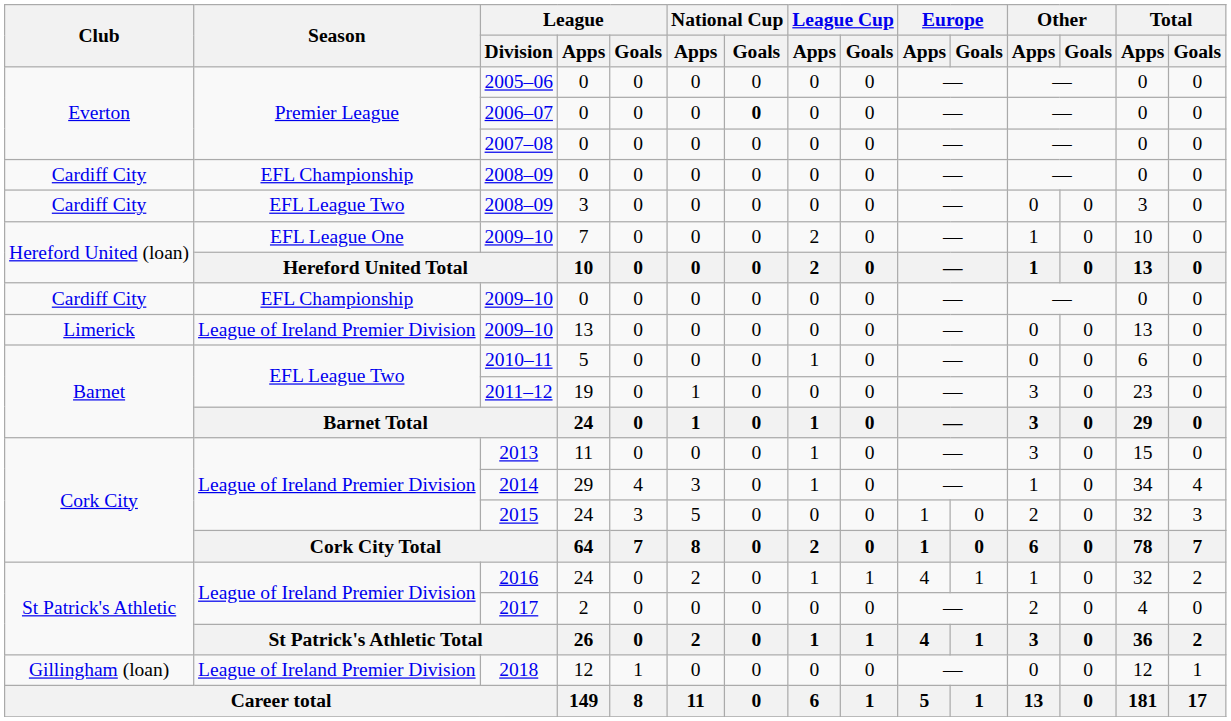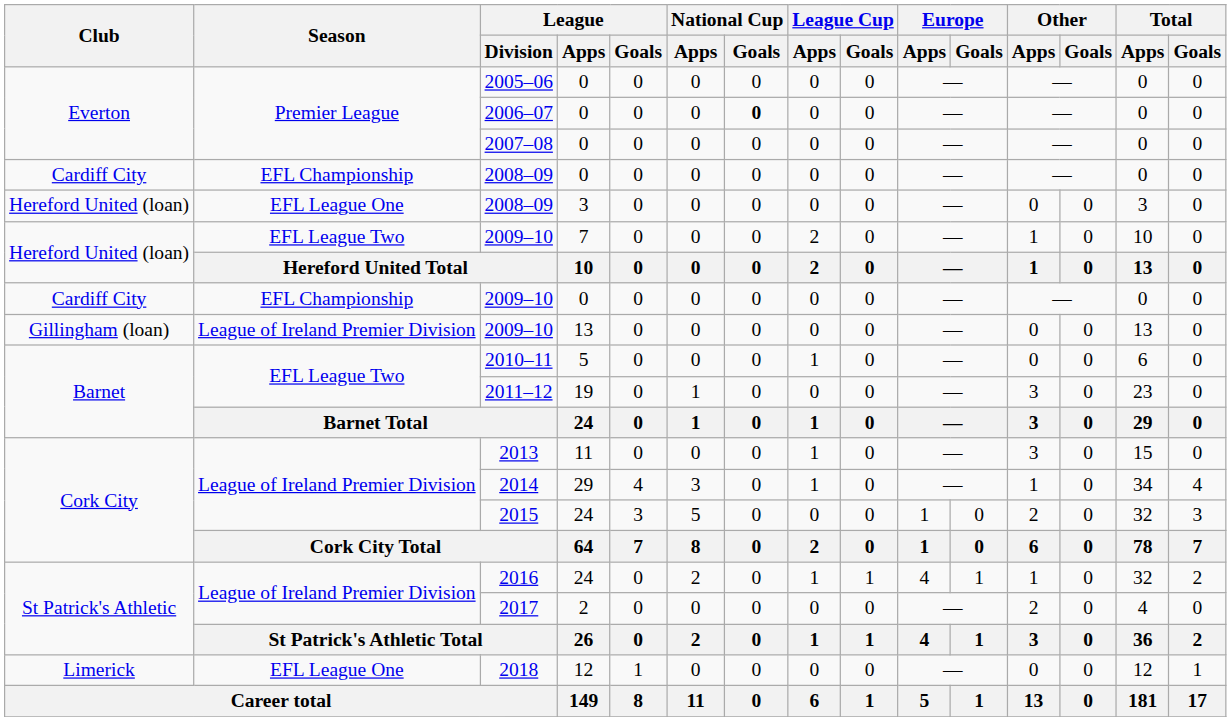(99, 205) Cardiff City -> (99, 205) Hereford United (loan)
(337, 205) EFL League Two -> (337, 205) EFL League One
(337, 236) EFL League One -> (337, 236) EFL League Two
(99, 329) Limerick -> (99, 329) Gillingham (loan)
(99, 670) Gillingham (loan) -> (99, 670) Limerick
(337, 670) League of Ireland Premier Division -> (337, 670) EFL League One
